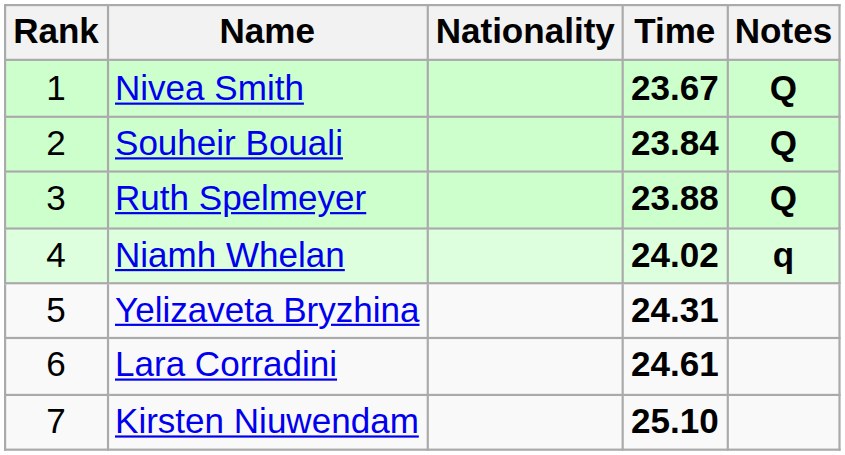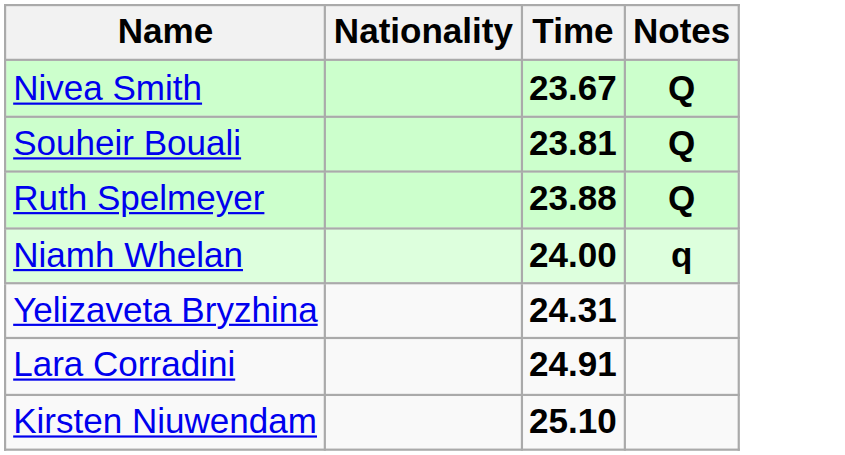- column: (56, 32)
(675, 143) 23.84 -> (573, 143) 23.81
(675, 254) 24.02 -> (573, 254) 24.00
(675, 365) 24.61 -> (573, 365) 24.91
